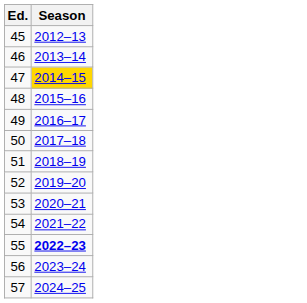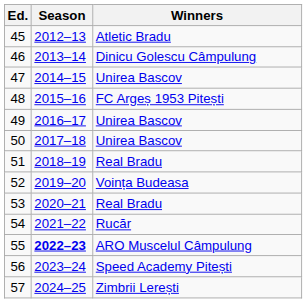+ column: (197, 15)
(60, 78) gold background -> (60, 78) no background
